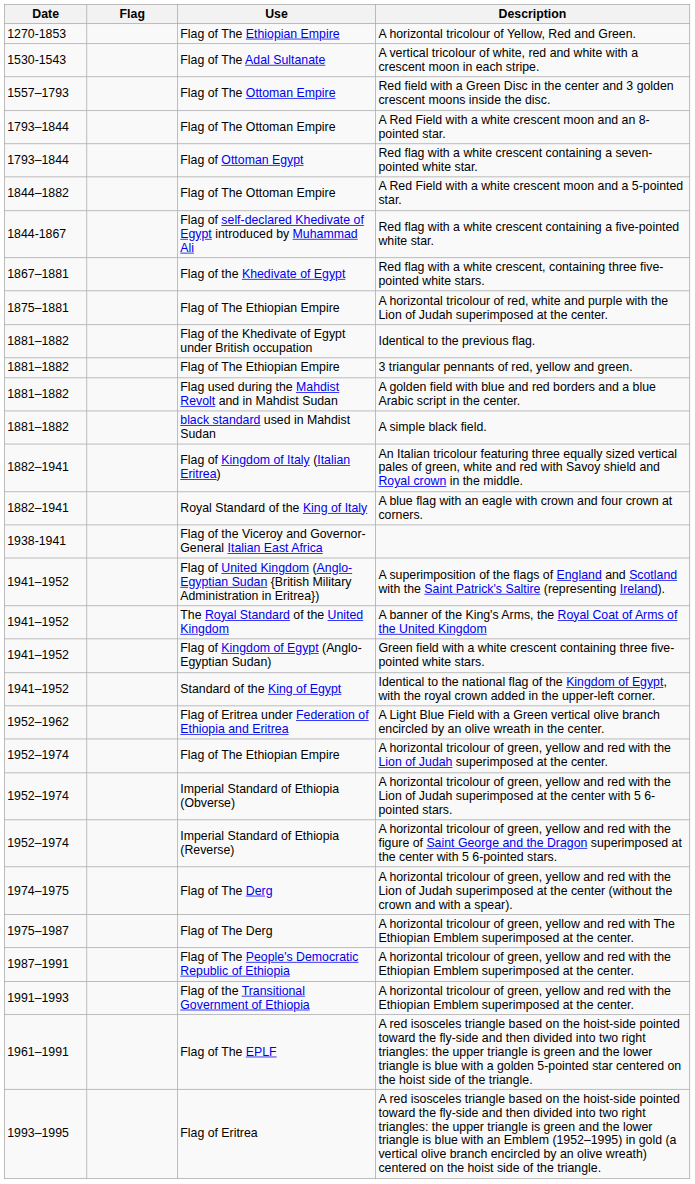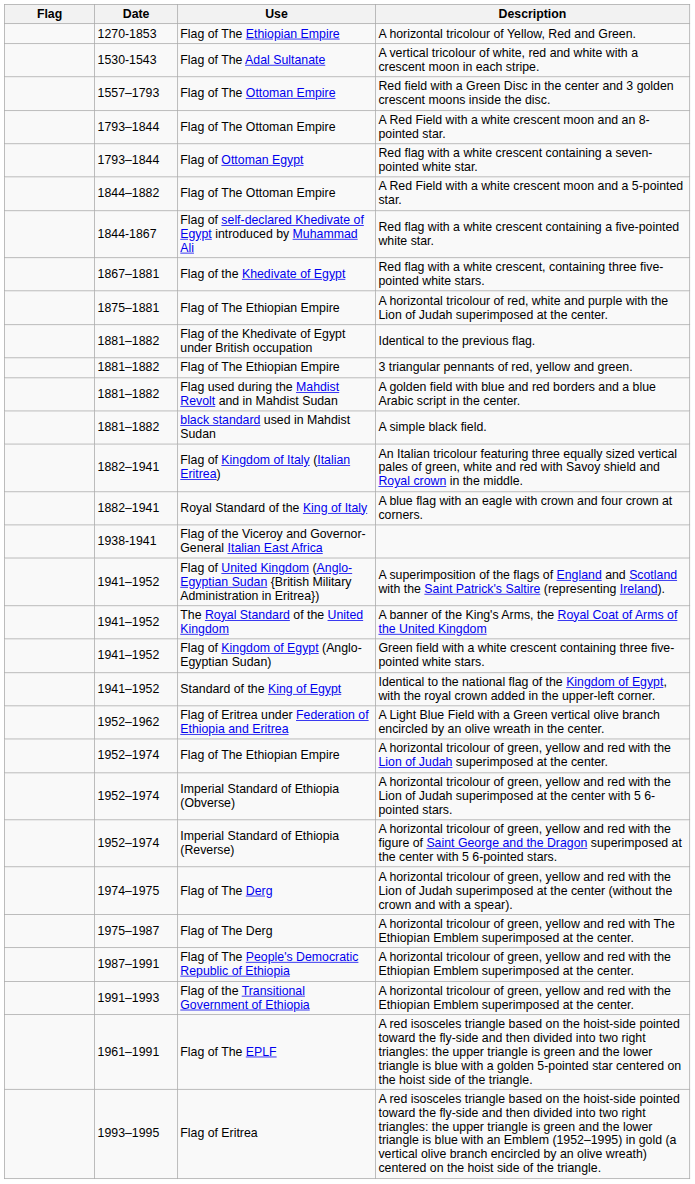columns swapped: (132, 14) <-> (46, 14)
